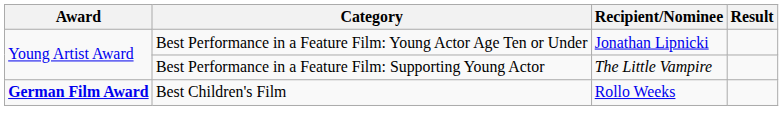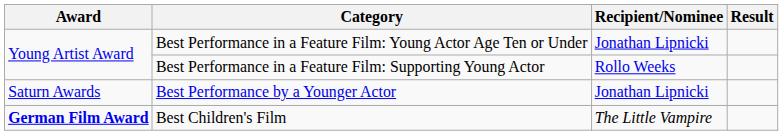(653, 67) The Little Vampire -> (635, 67) Rollo Weeks
+ row: (276, 92)
(635, 92) Rollo Weeks -> (653, 117) The Little Vampire
